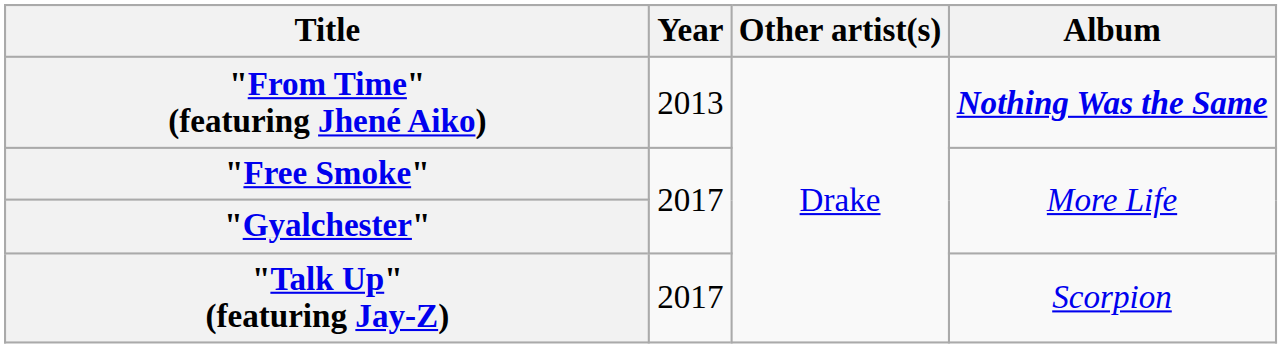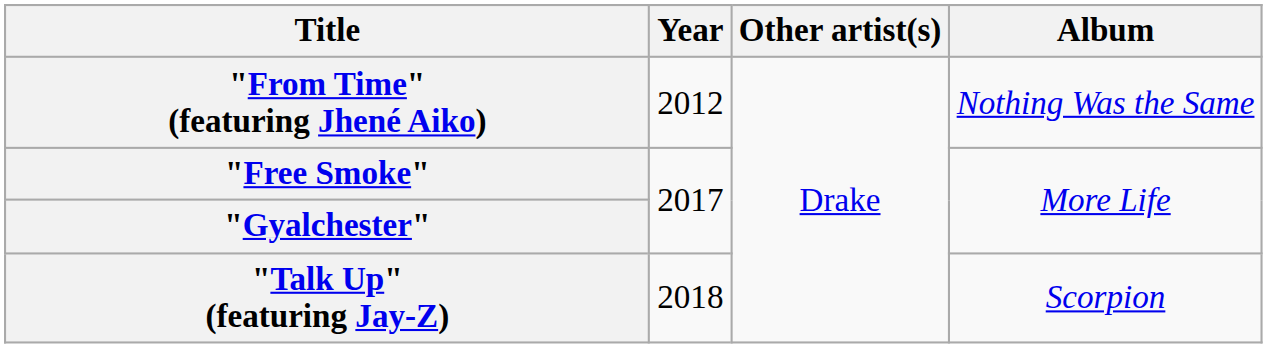(690, 101) 2013 -> (690, 101) 2012
(1112, 101) bold -> (1106, 101) normal
(690, 296) 2017 -> (690, 296) 2018
